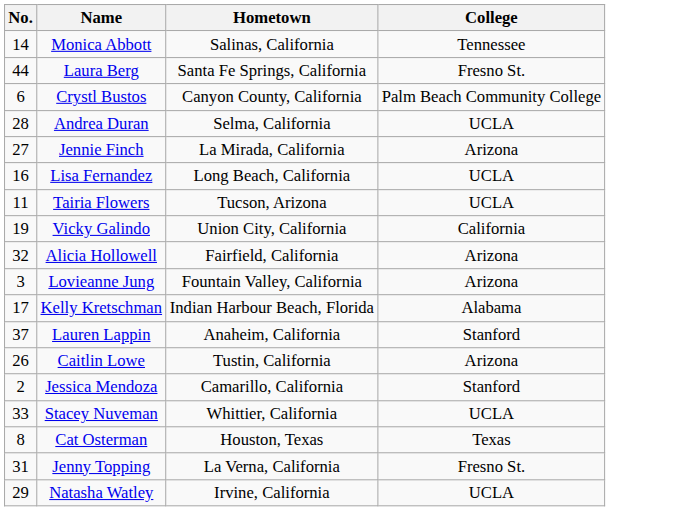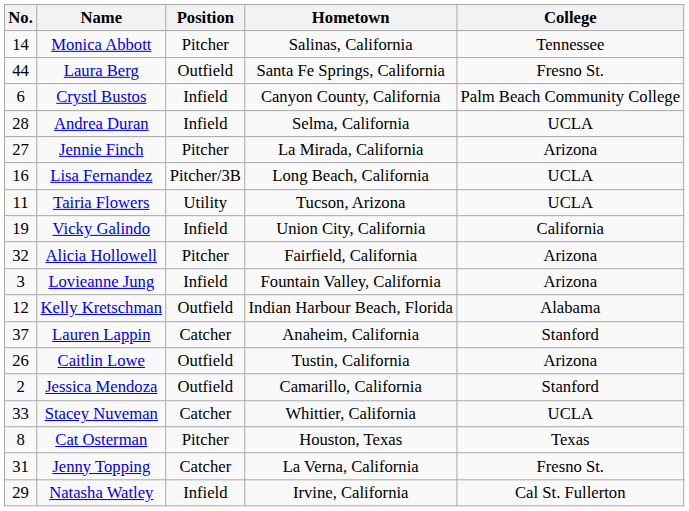+ column: (205, 17)
(21, 307) 17 -> (21, 307) 12
(491, 492) UCLA -> (570, 492) Cal St. Fullerton
